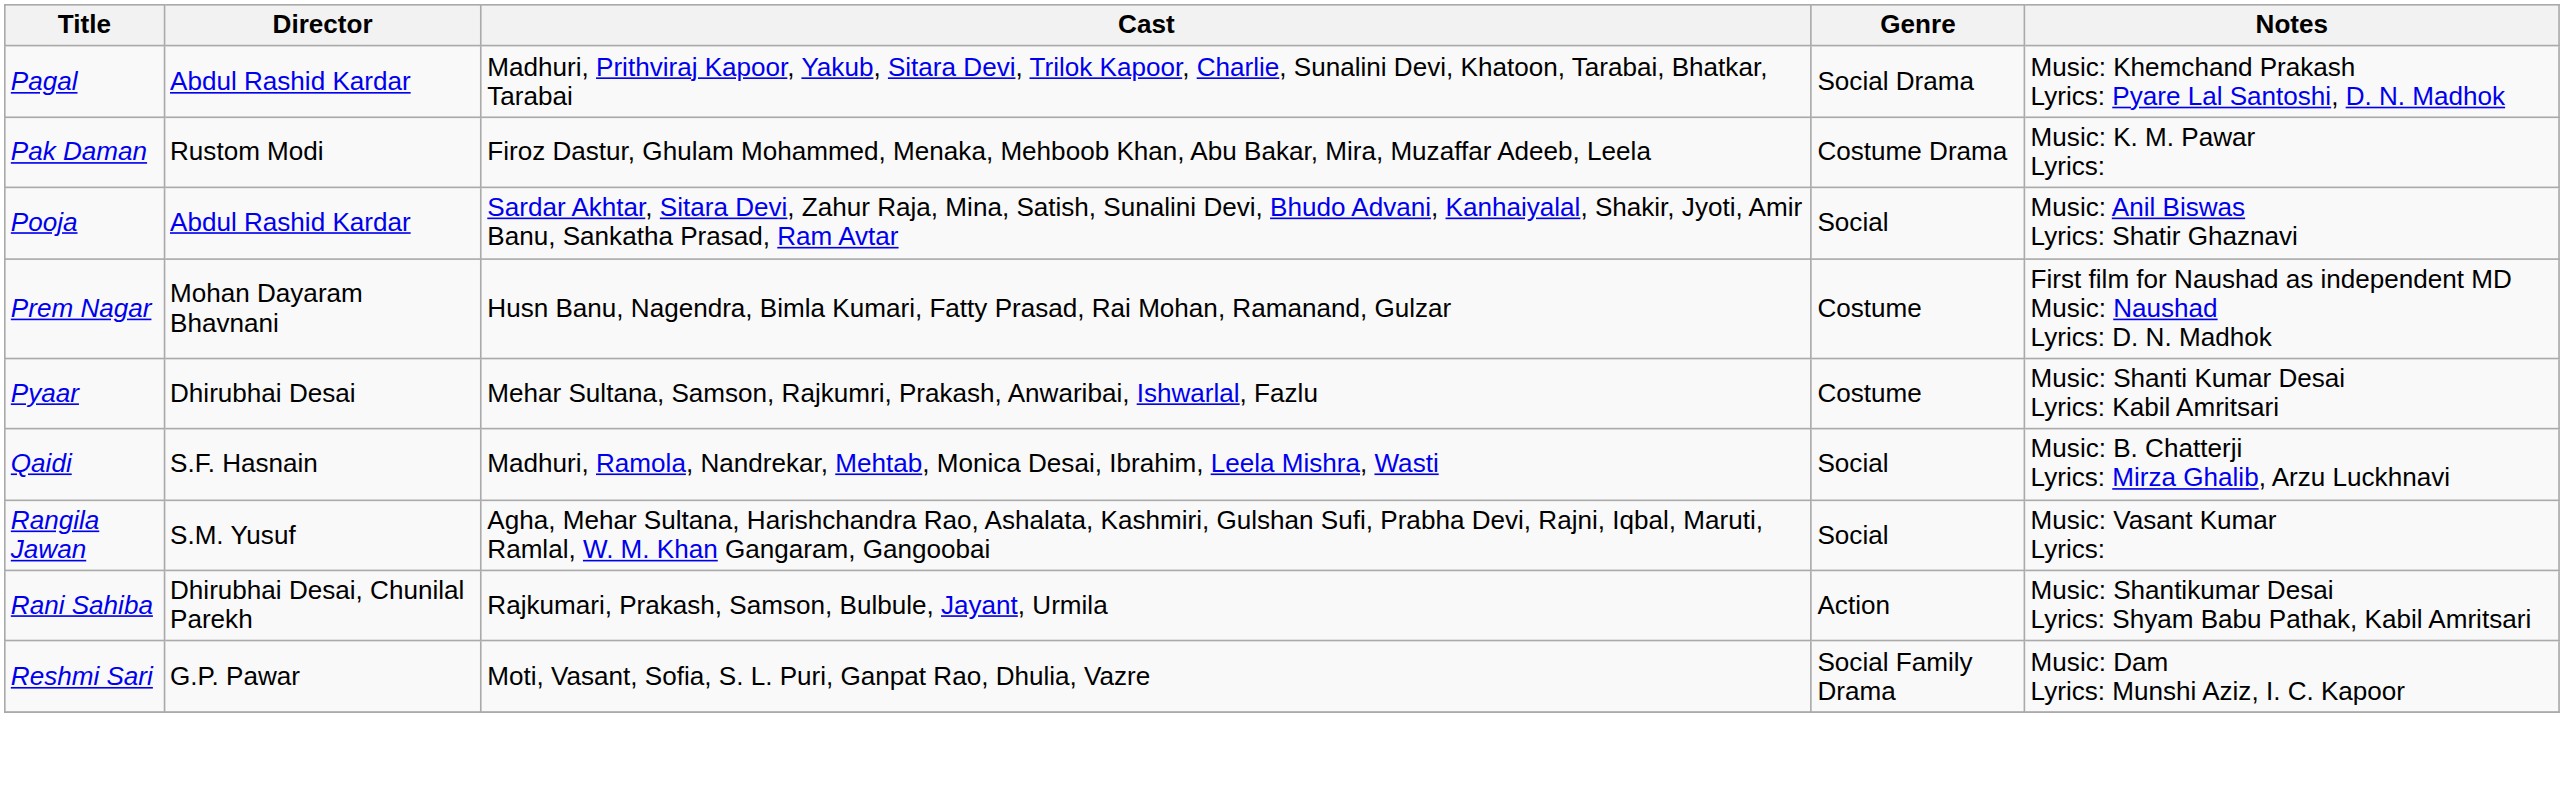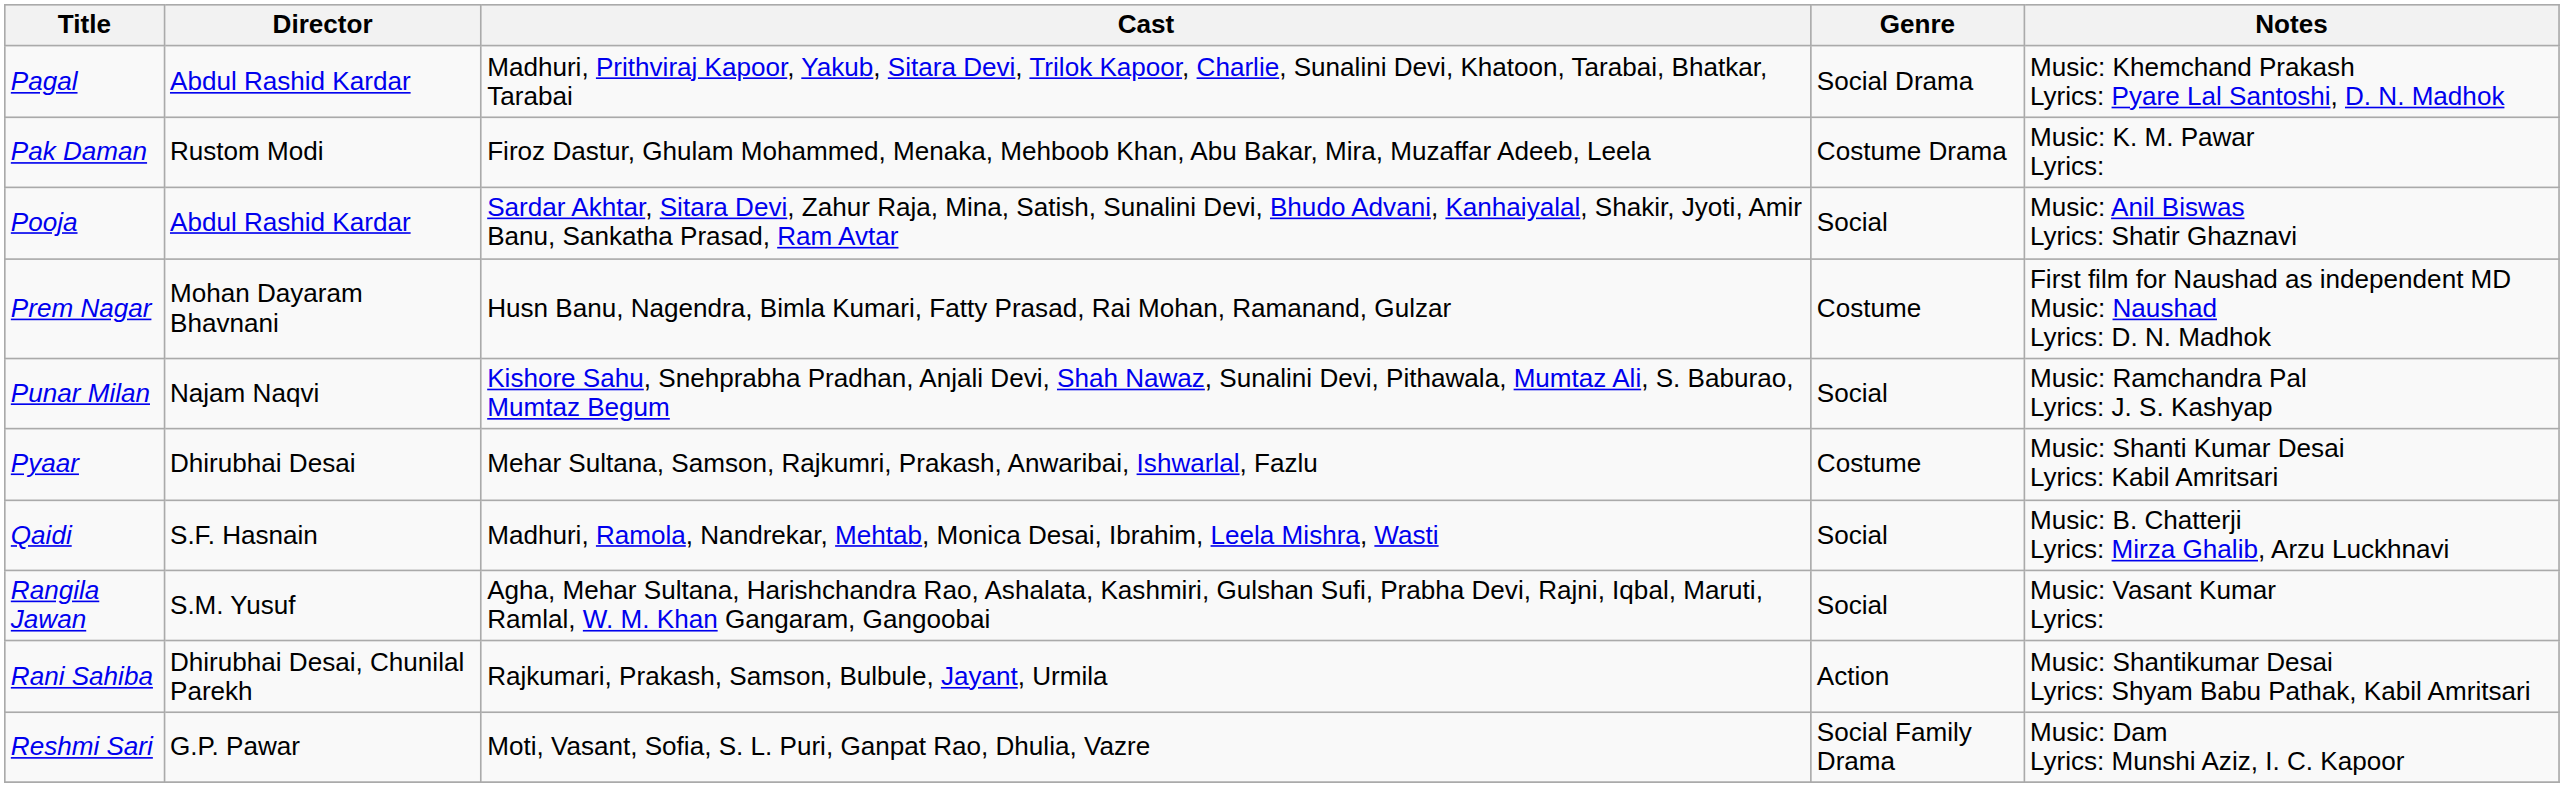+ row: (80, 393)
